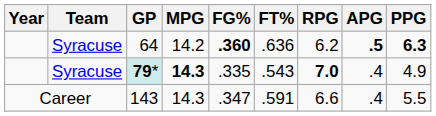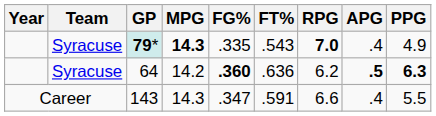rows swapped: (146, 72) <-> (149, 45)
